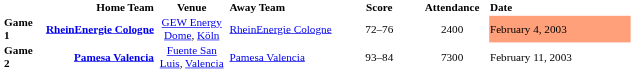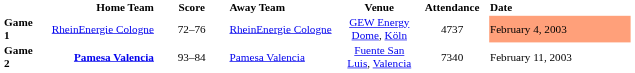columns swapped: (379, 7) <-> (192, 7)
(100, 29) bold -> (103, 29) normal
(452, 29) 2400 -> (452, 29) 4737
(452, 57) 7300 -> (452, 57) 7340
